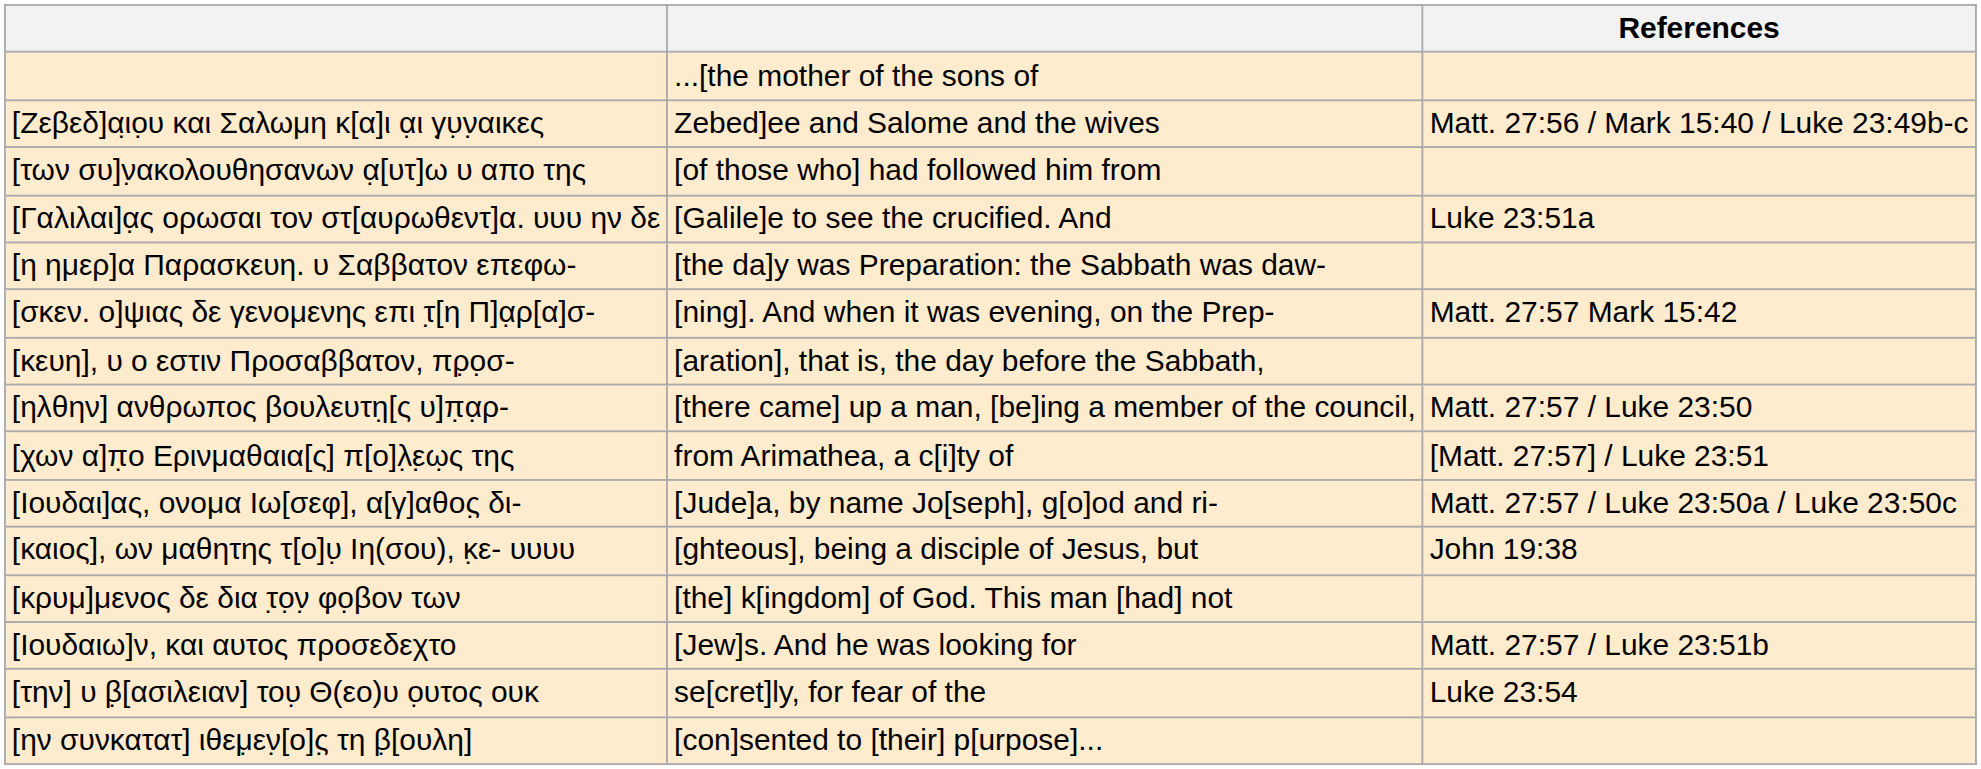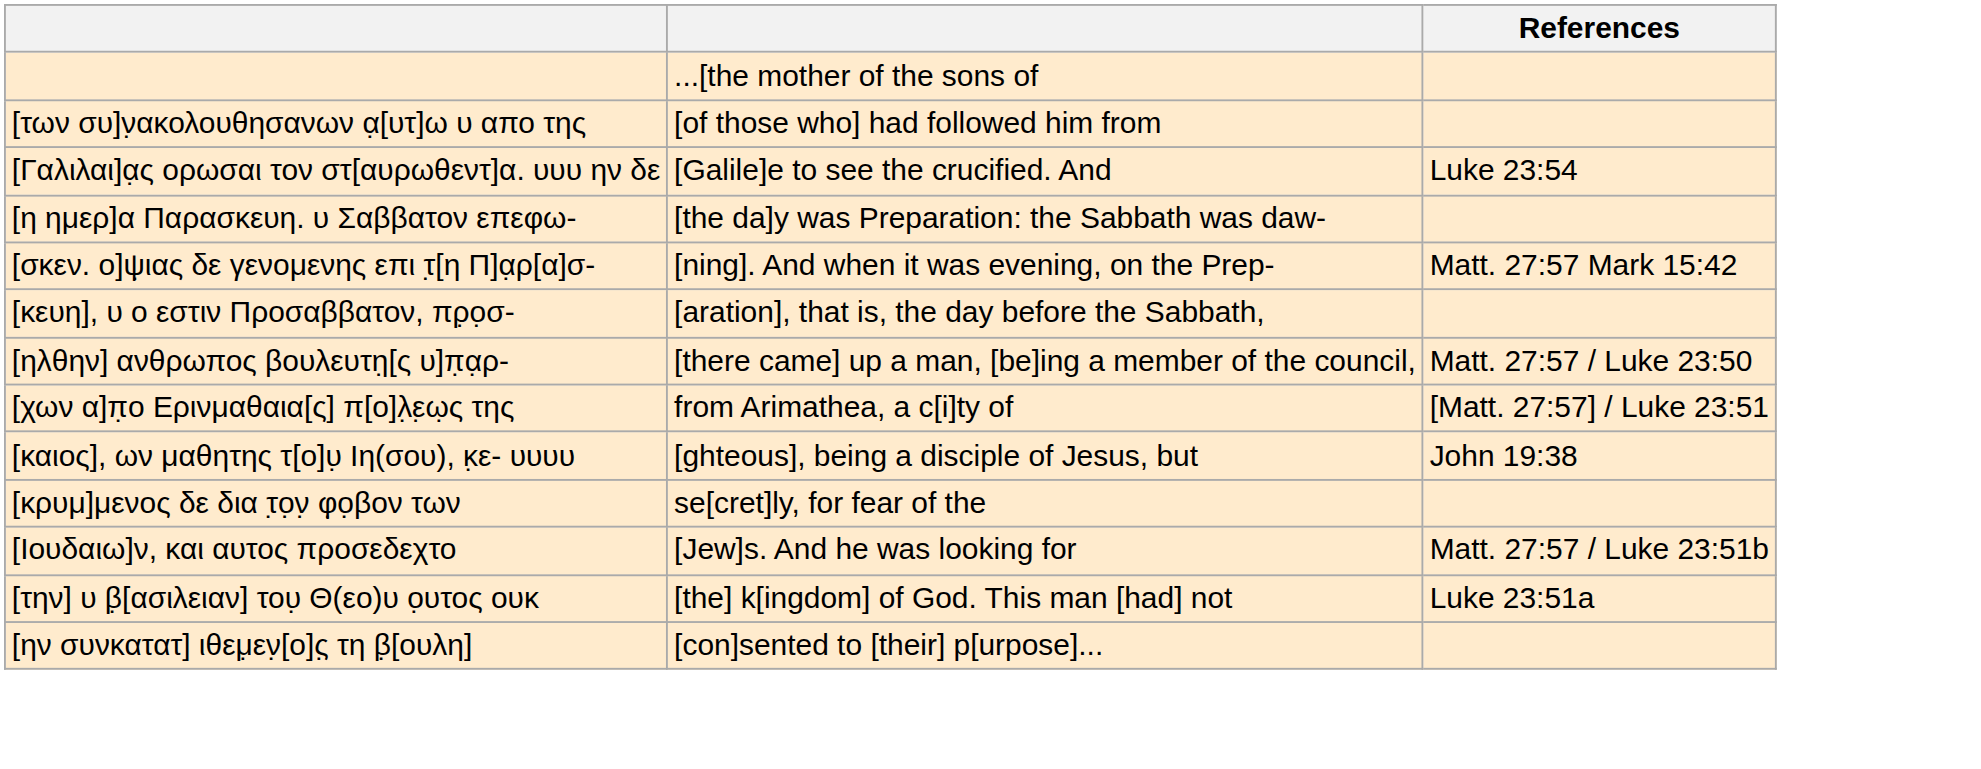- row: (278, 123)
(1512, 218) Luke 23:51a -> (1504, 170) Luke 23:54
- row: (267, 502)
(953, 597) [the] k[ingdom] of God. This man [had] not -> (830, 502) se[cret]ly, for fear of the
(830, 692) se[cret]ly, for fear of the -> (953, 597) [the] k[ingdom] of God. This man [had] not
(1504, 692) Luke 23:54 -> (1512, 597) Luke 23:51a
